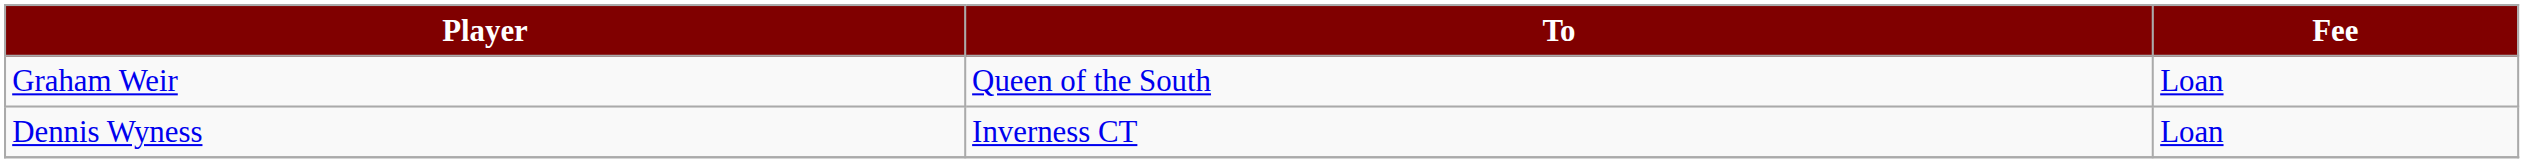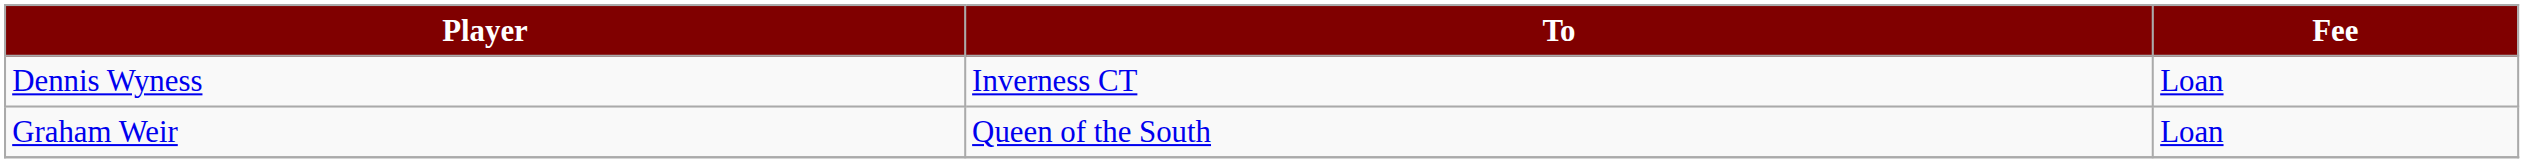rows swapped: (107, 131) <-> (95, 81)
